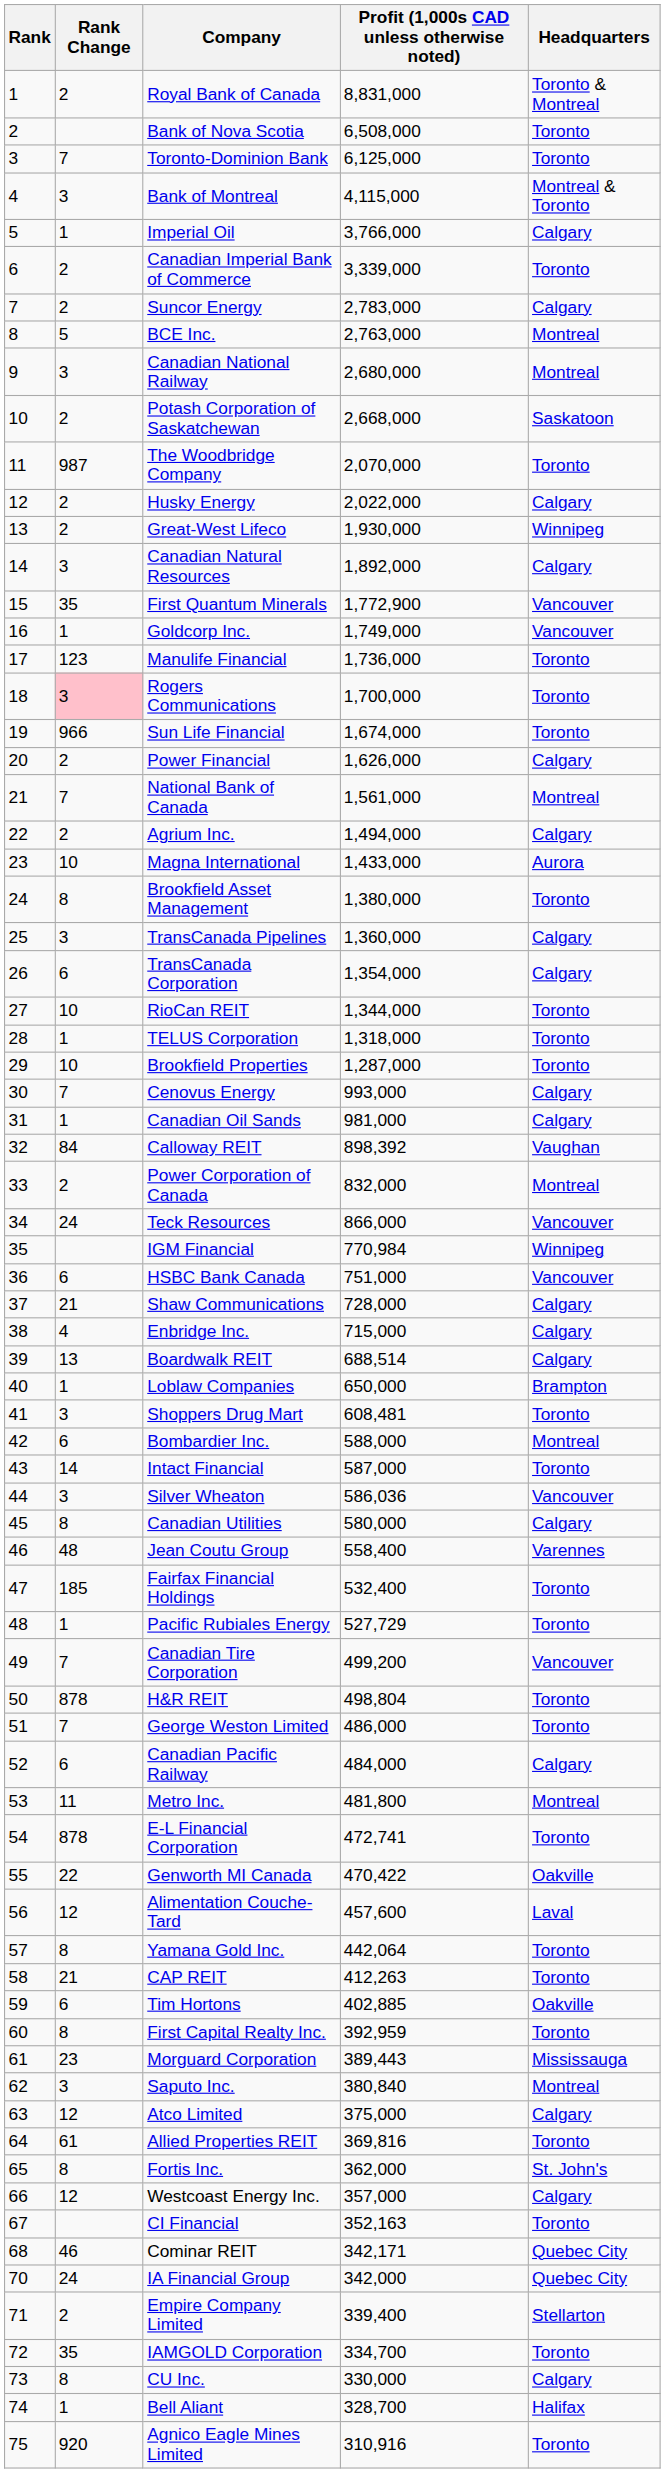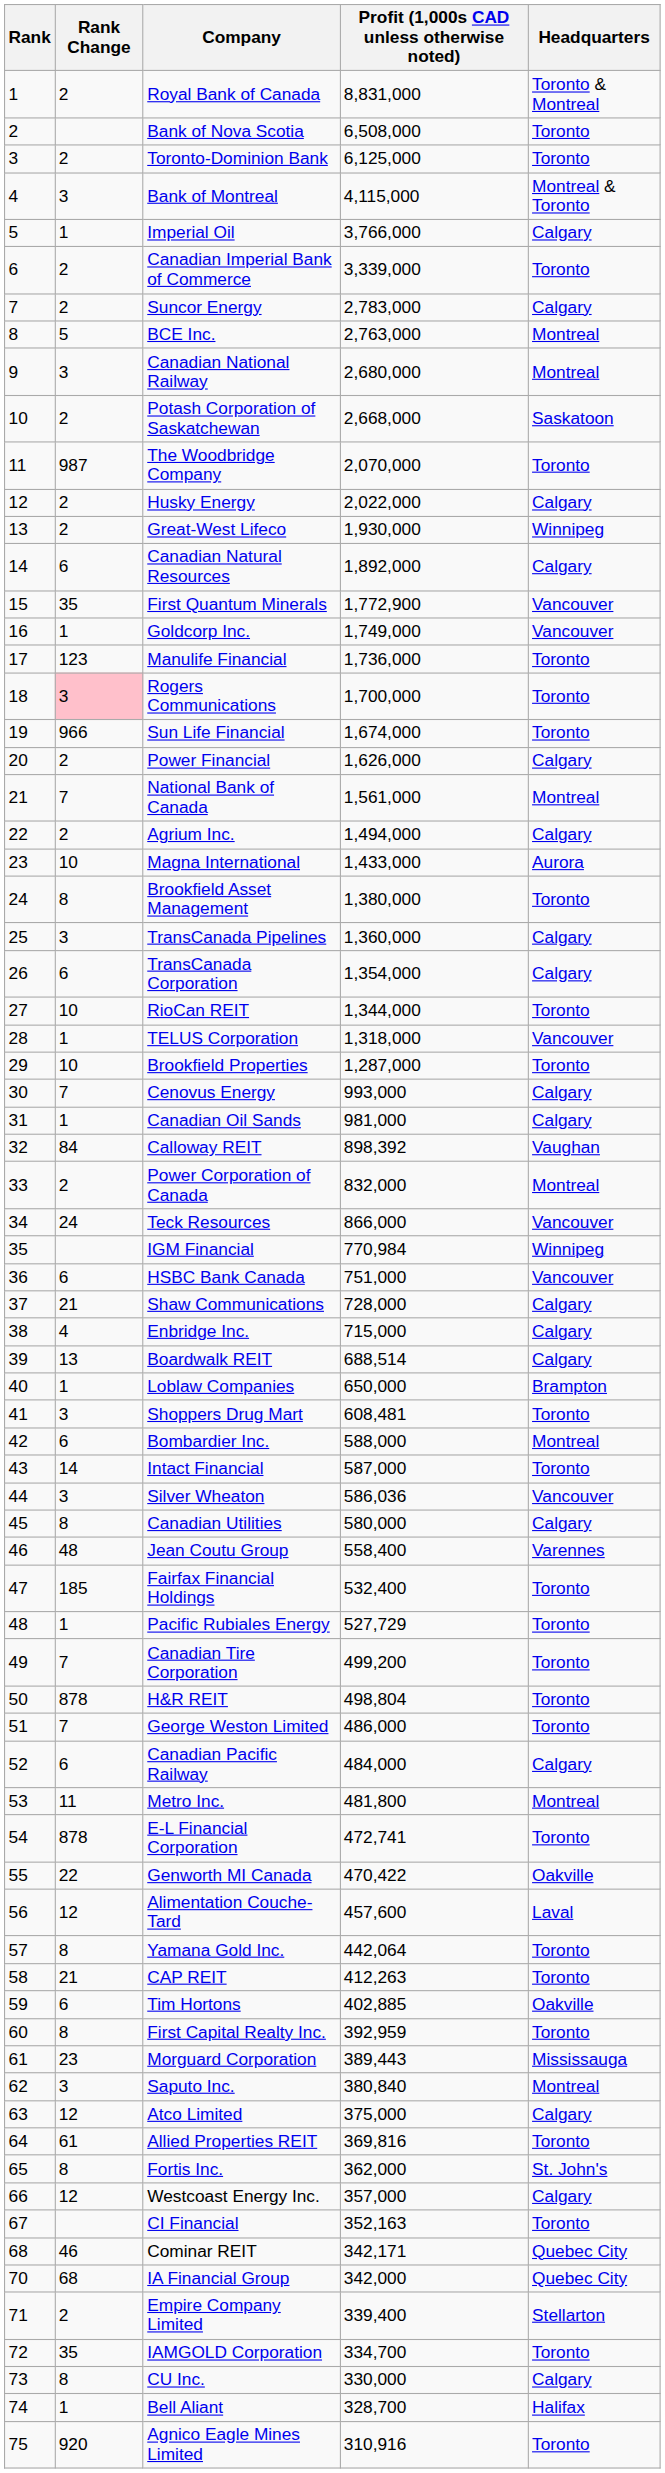(64, 158) 7 -> (64, 158) 2
(64, 567) 3 -> (64, 567) 6
(561, 1038) Toronto -> (573, 1038) Vancouver
(573, 1662) Vancouver -> (561, 1662) Toronto
(68, 2278) 24 -> (68, 2278) 68
